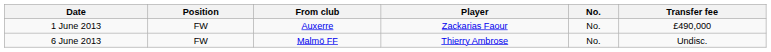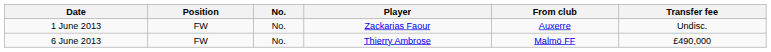columns swapped: (593, 11) <-> (317, 11)
(692, 25) £490,000 -> (692, 25) Undisc.
(692, 40) Undisc. -> (692, 40) £490,000
